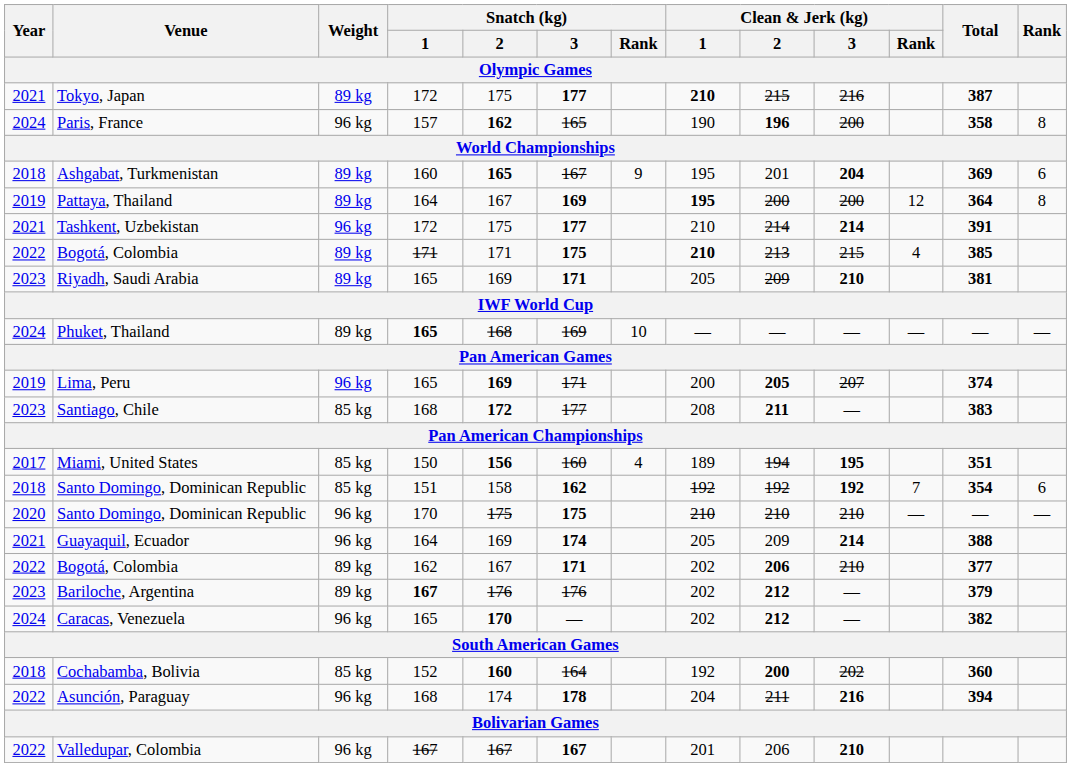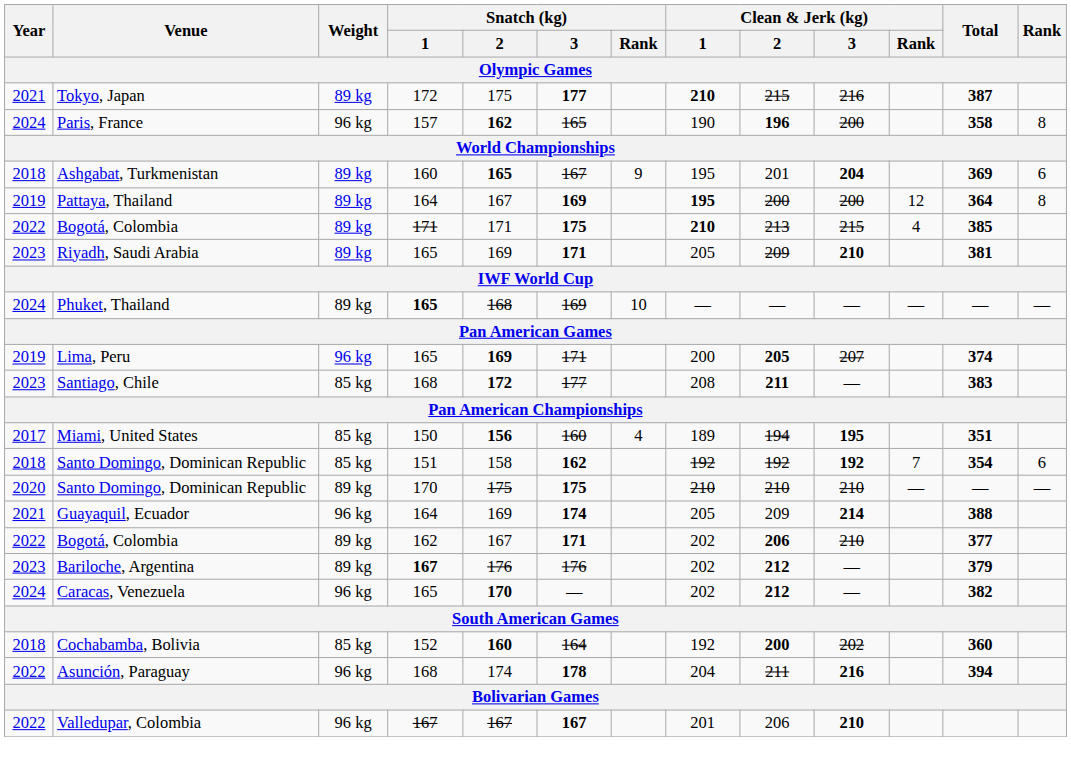- row: (128, 226)
(353, 514) 96 kg -> (353, 488) 89 kg
